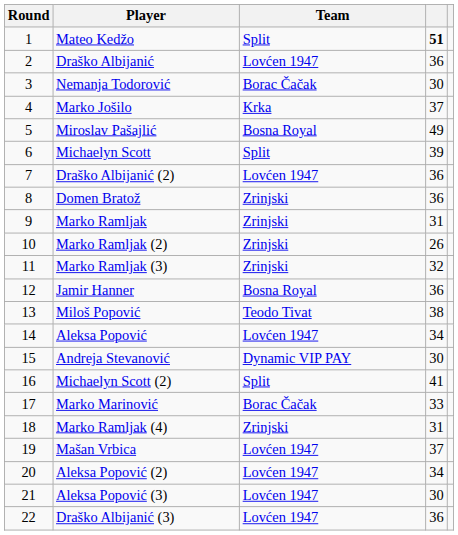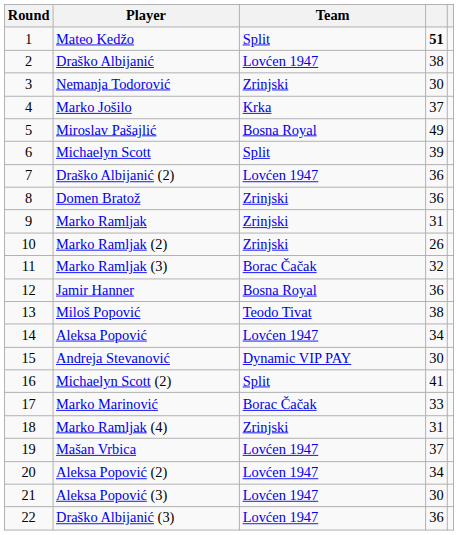(437, 61) 36 -> (437, 61) 38
(280, 84) Borac Čačak -> (265, 84) Zrinjski
(265, 267) Zrinjski -> (280, 267) Borac Čačak
